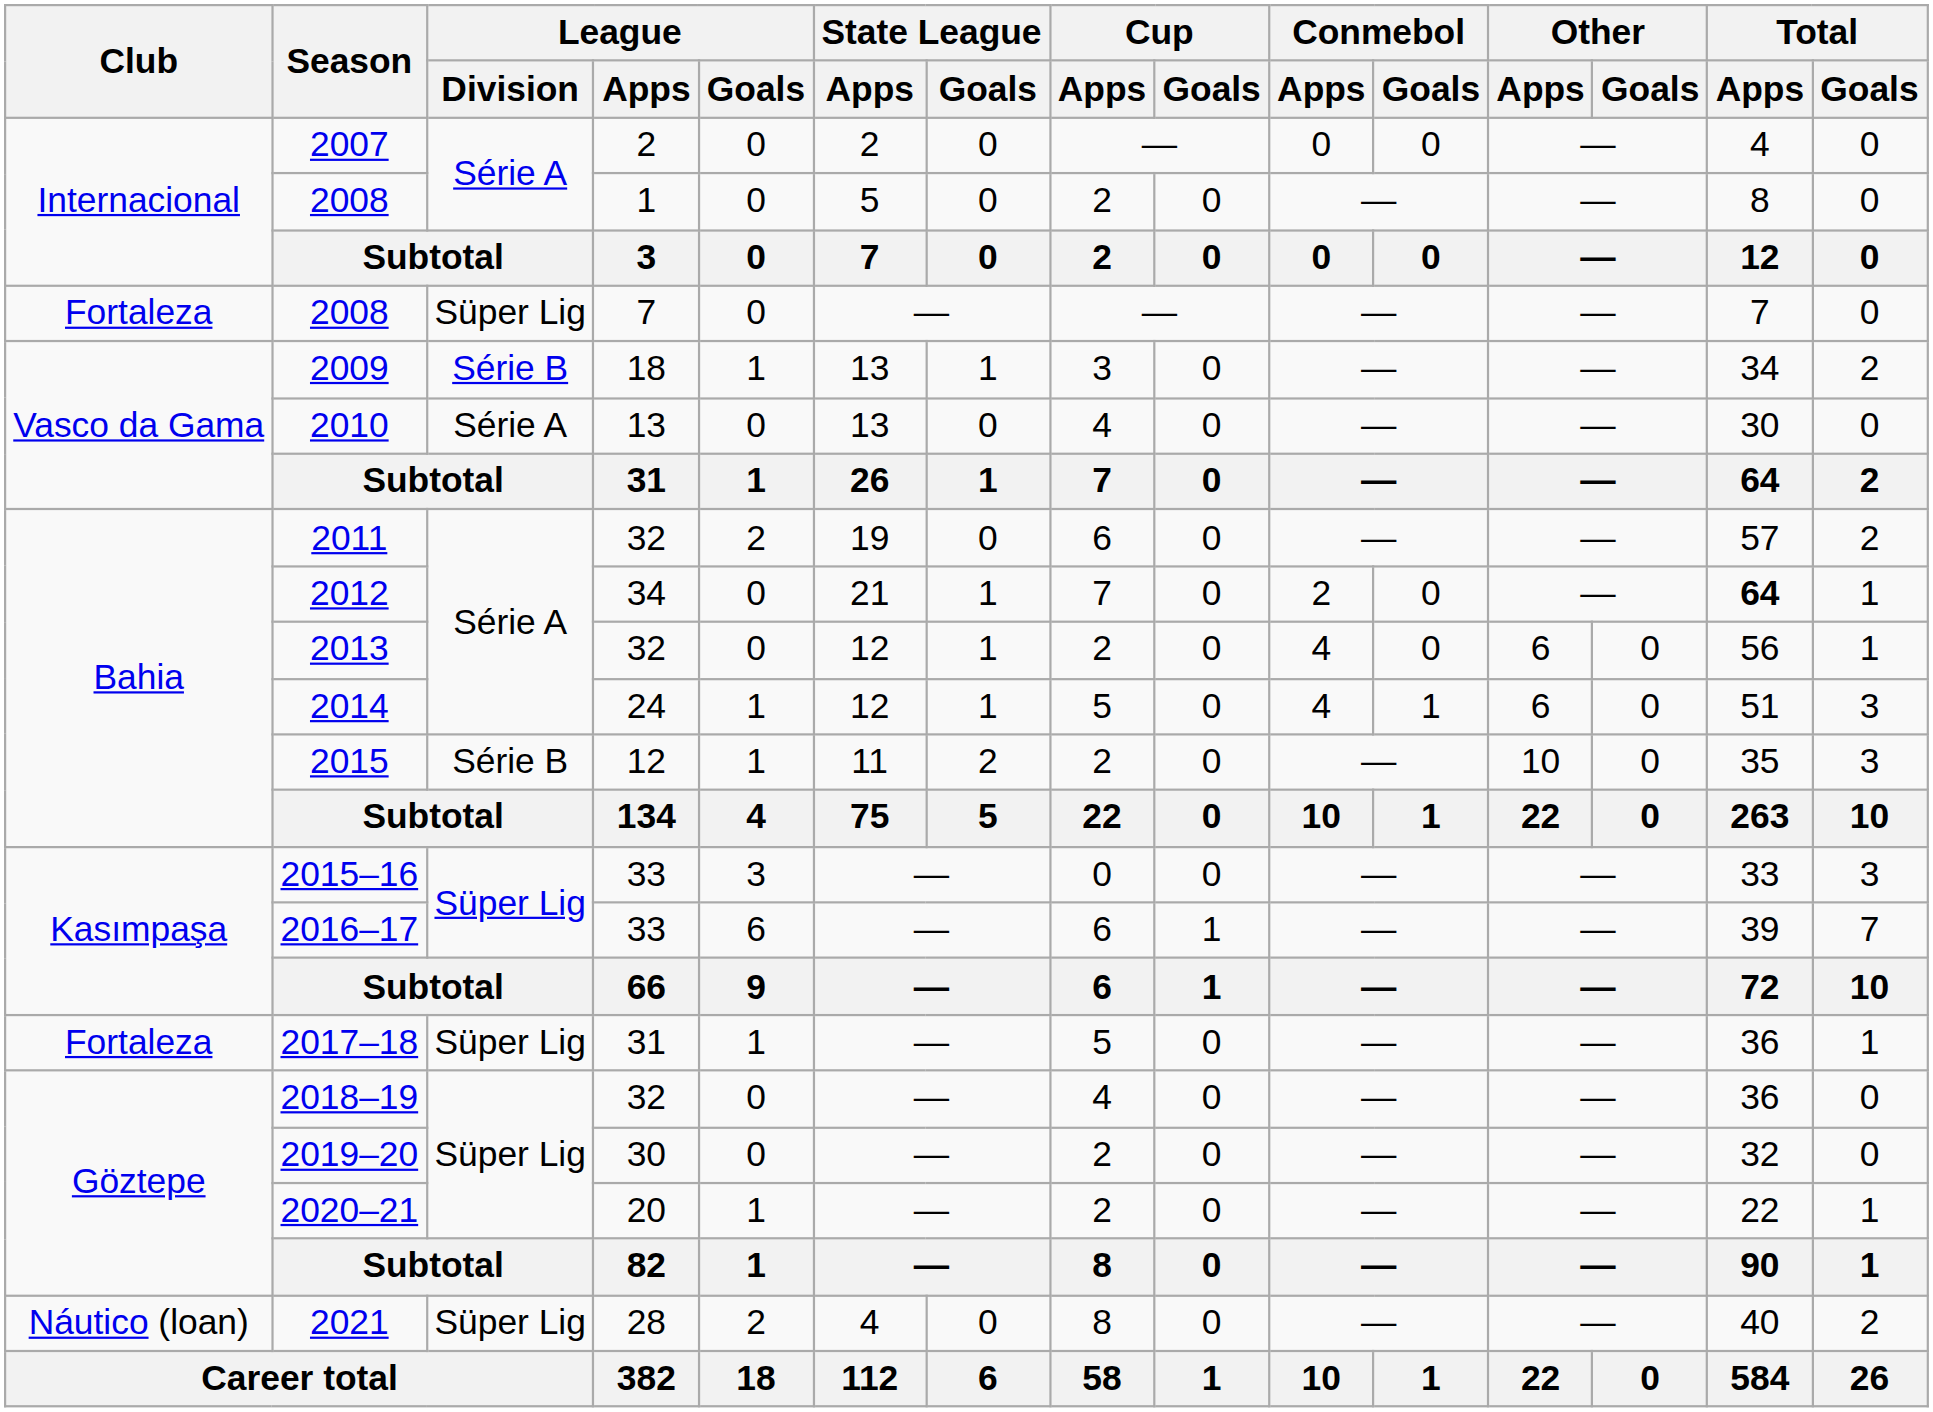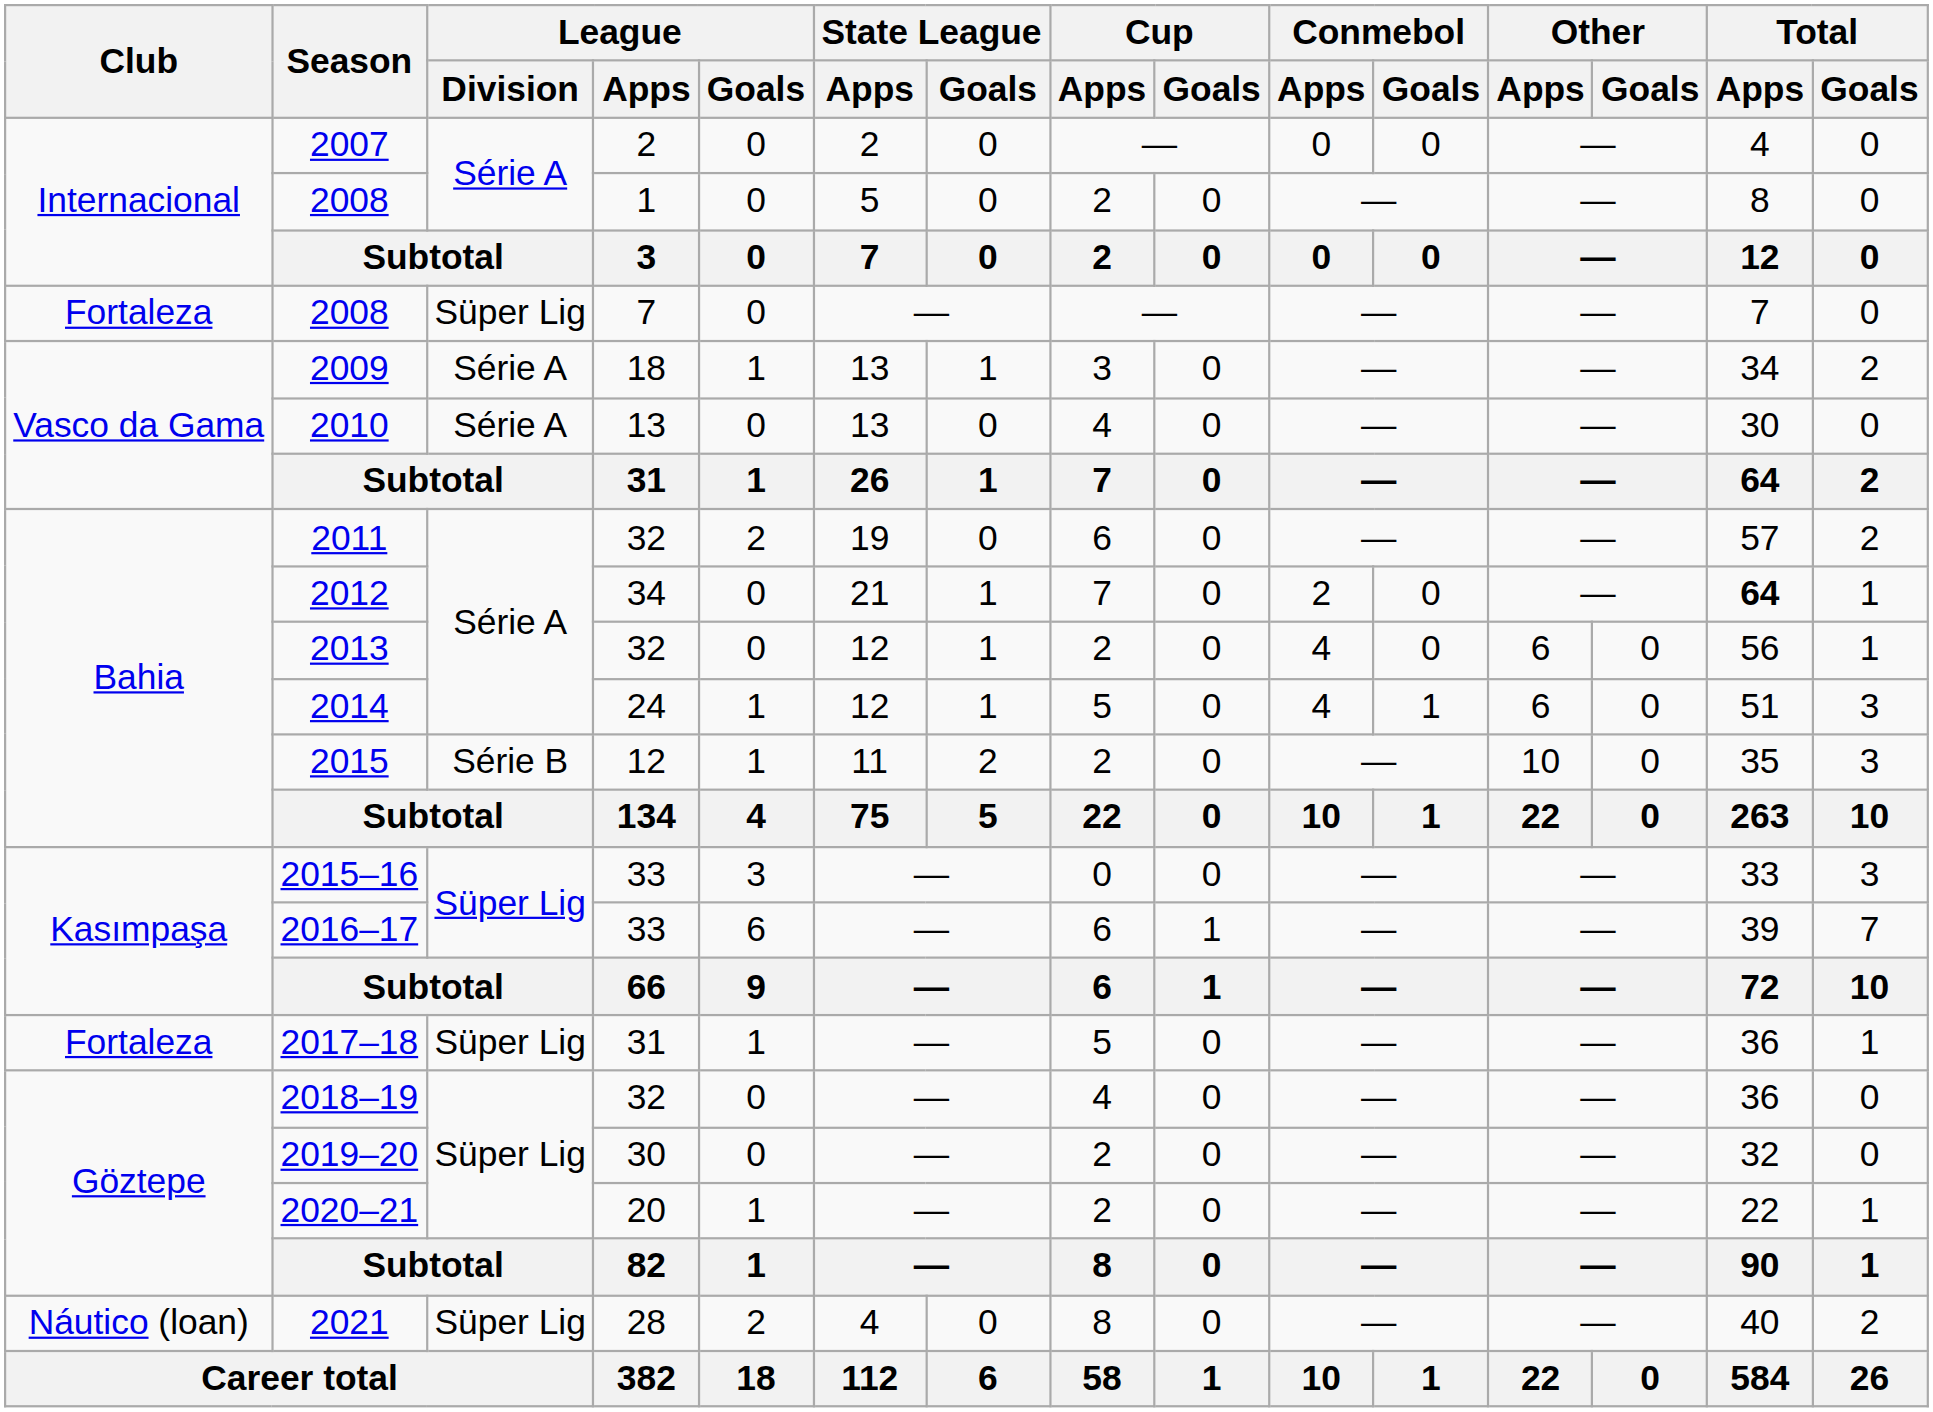(510, 369) Série B -> (510, 369) Série A
